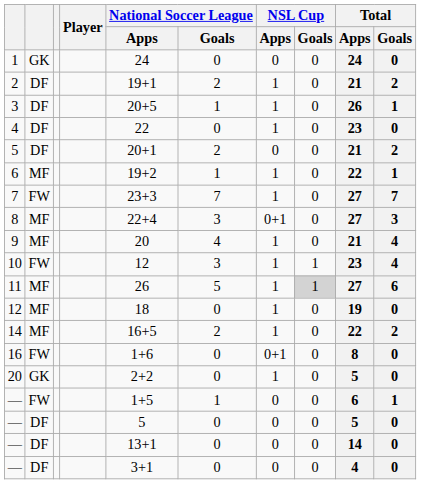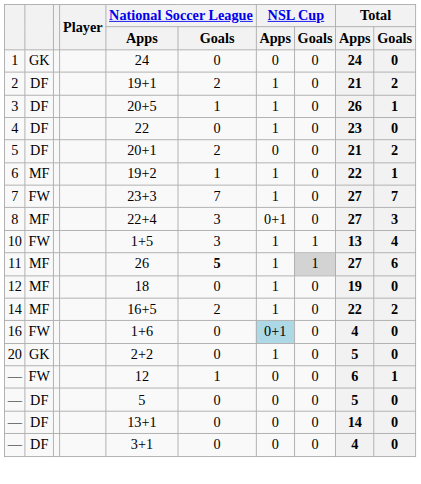- row: (15, 241)
(142, 264) 12 -> (142, 241) 1+5
(355, 264) 23 -> (355, 241) 13
(217, 286) normal -> (217, 264) bold
(275, 354) no background -> (275, 331) lightblue background
(355, 354) 8 -> (355, 331) 4
(142, 399) 1+5 -> (142, 377) 12
